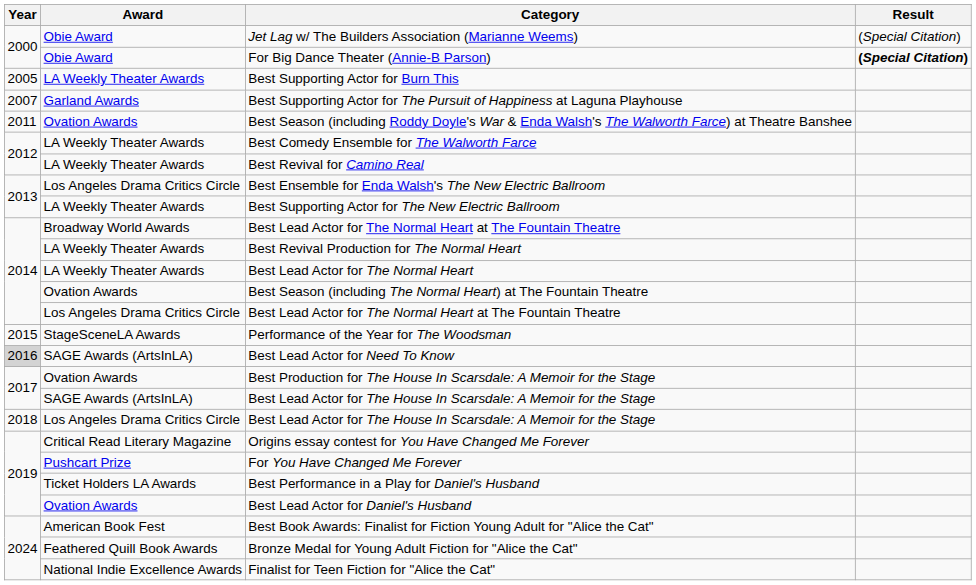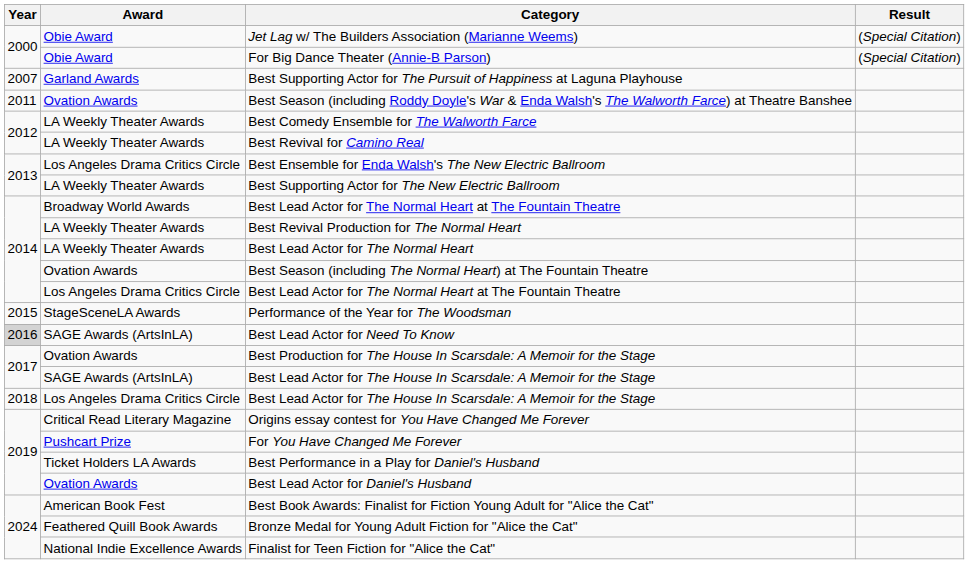(913, 57) bold -> (909, 57) normal
- row: (124, 79)
